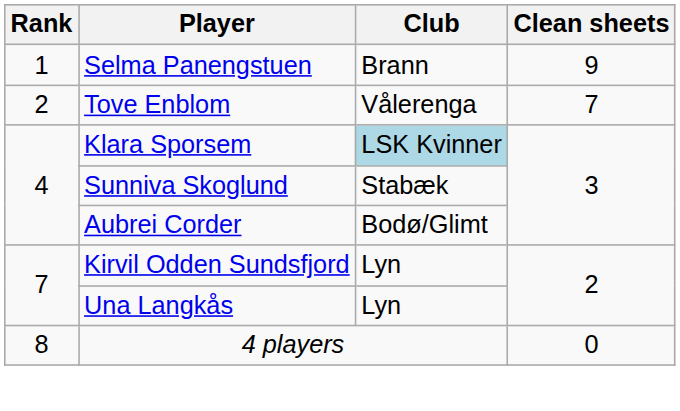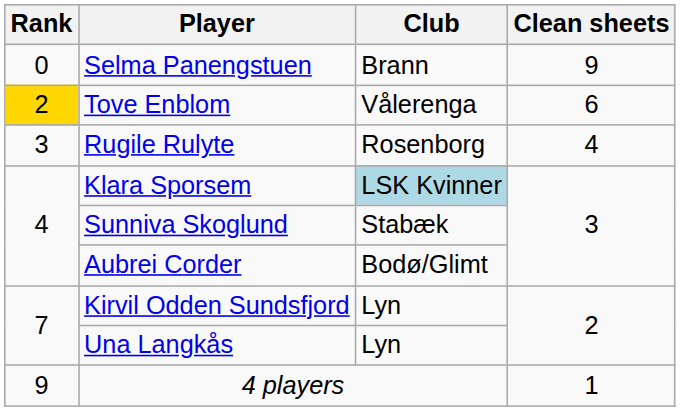(42, 64) 1 -> (42, 64) 0
(42, 104) no background -> (42, 104) gold background
(591, 104) 7 -> (591, 104) 6
+ row: (159, 144)
(42, 345) 8 -> (42, 385) 9
(591, 345) 0 -> (591, 385) 1
